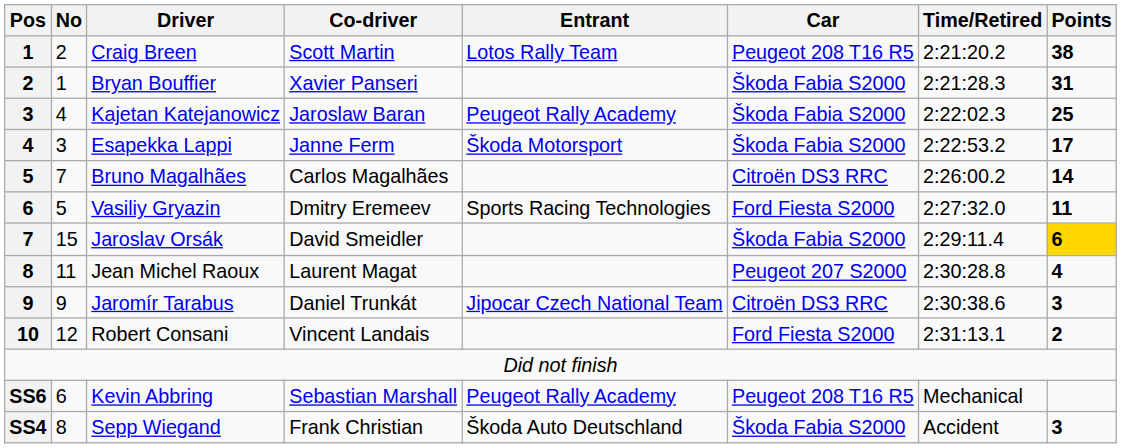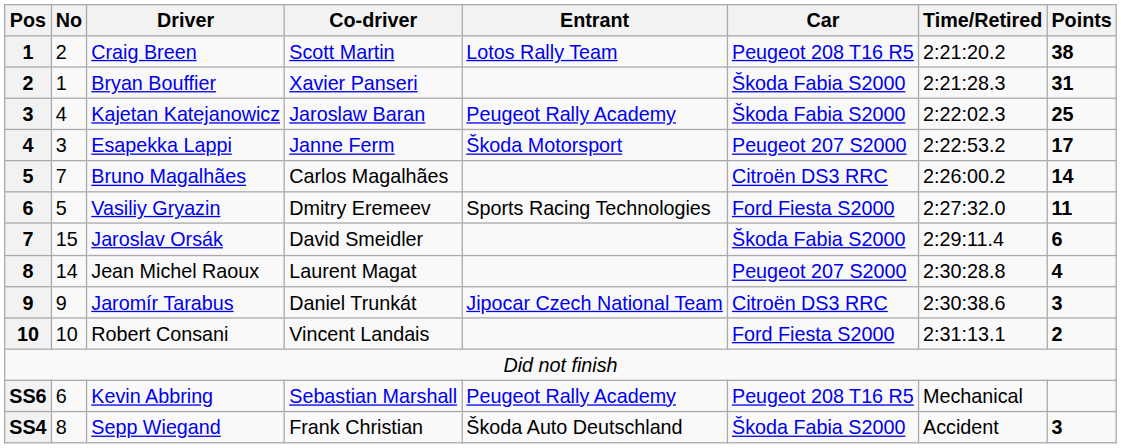(819, 146) Škoda Fabia S2000 -> (819, 146) Peugeot 207 S2000
(1057, 239) gold background -> (1057, 239) no background
(66, 271) 11 -> (67, 271) 14
(67, 333) 12 -> (67, 333) 10
